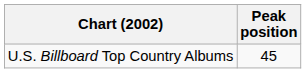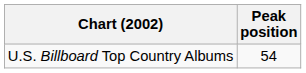(269, 56) 45 -> (269, 56) 54
